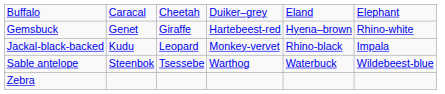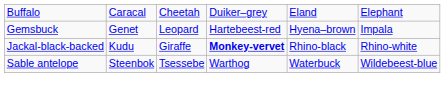(175, 30) Giraffe -> (179, 30) Leopard
(385, 30) Rhino-white -> (377, 30) Impala
(179, 47) Leopard -> (175, 47) Giraffe
(244, 47) normal -> (247, 47) bold
(373, 47) Impala -> (389, 47) Rhino-white
- row: (21, 81)
